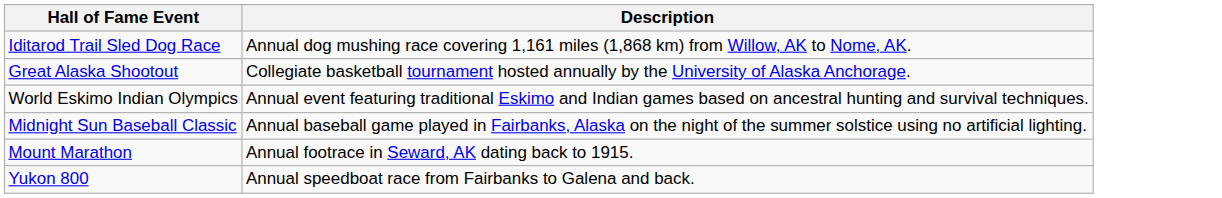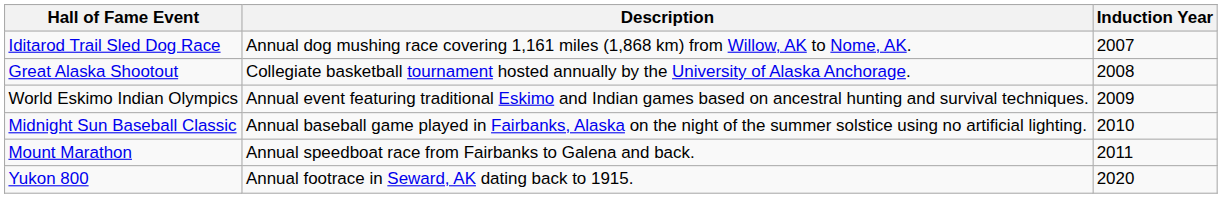+ column: (1155, 17)
(440, 152) Annual footrace in Seward, AK dating back to 1915. -> (470, 152) Annual speedboat race from Fairbanks to Galena and back.
(470, 179) Annual speedboat race from Fairbanks to Galena and back. -> (440, 179) Annual footrace in Seward, AK dating back to 1915.
